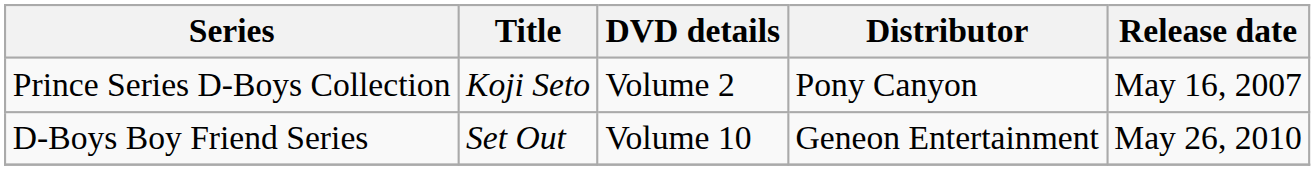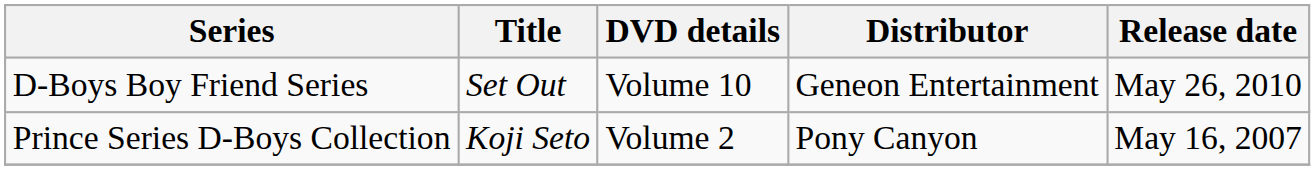rows swapped: (232, 84) <-> (191, 137)
